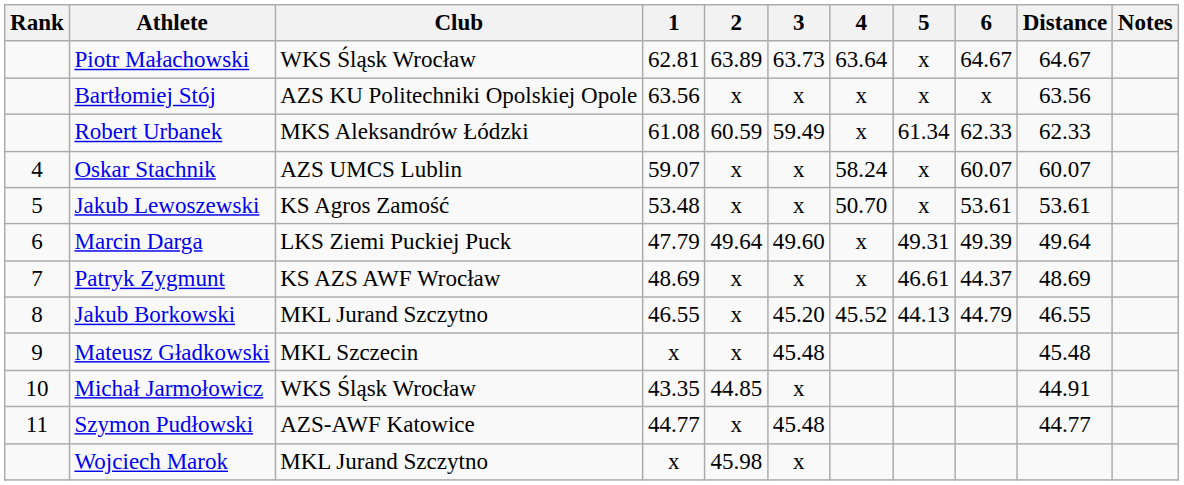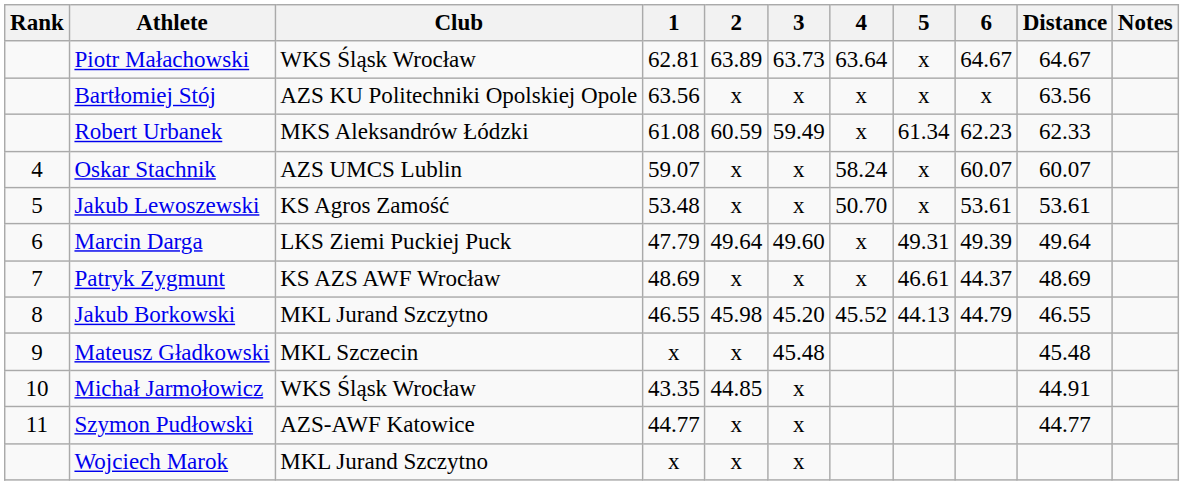(986, 132) 62.33 -> (986, 132) 62.23
(736, 315) x -> (736, 315) 45.98
(799, 424) 45.48 -> (799, 424) x
(736, 461) 45.98 -> (736, 461) x
